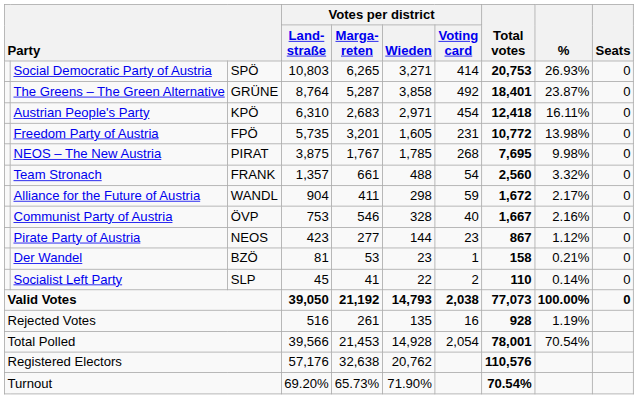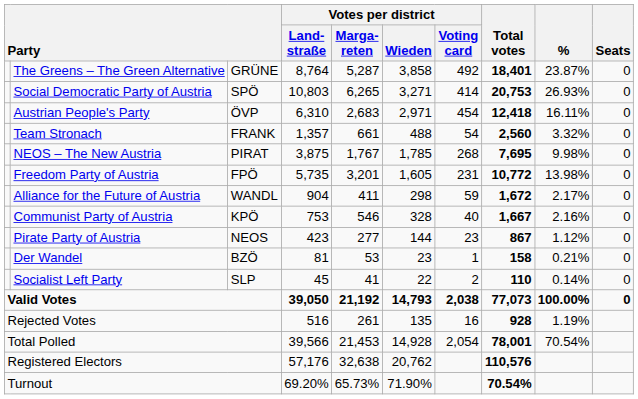rows swapped: (113, 71) <-> (119, 92)
(245, 112) KPÖ -> (245, 112) ÖVP
rows swapped: (86, 133) <-> (58, 175)
(245, 216) ÖVP -> (245, 216) KPÖ
